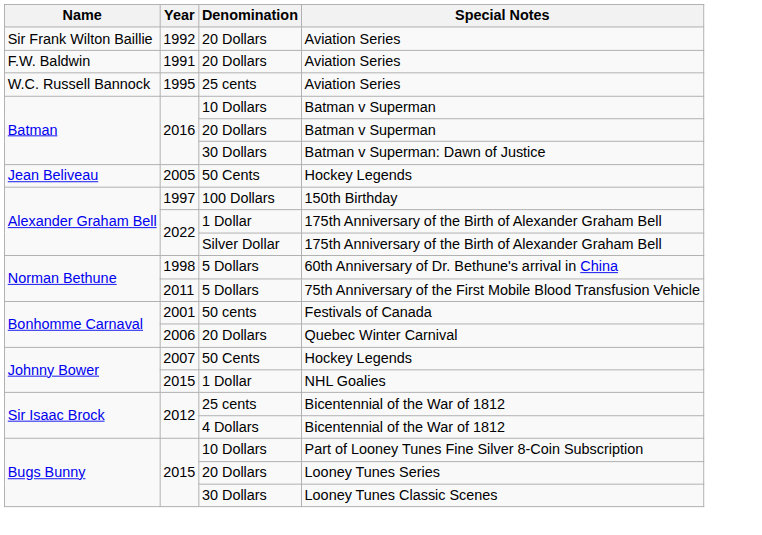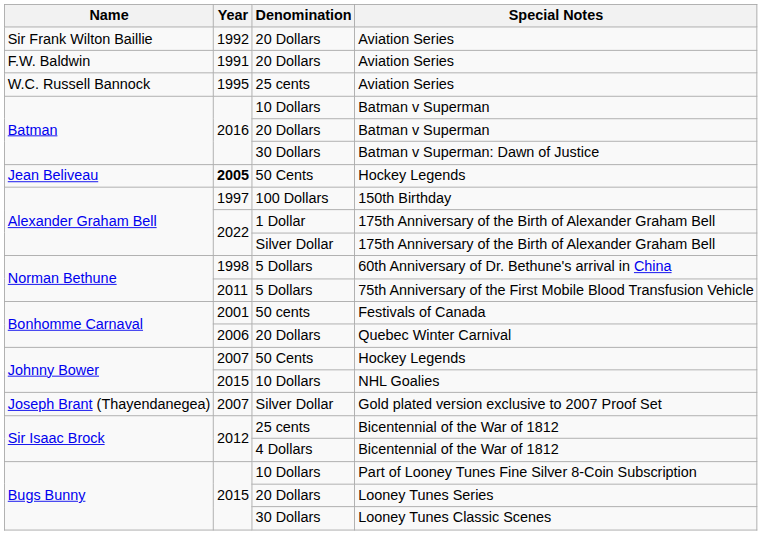(179, 175) normal -> (233, 175) bold
(227, 381) 1 Dollar -> (288, 381) 10 Dollars
+ row: (109, 404)
